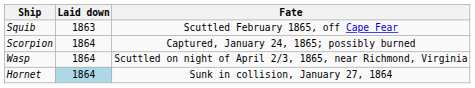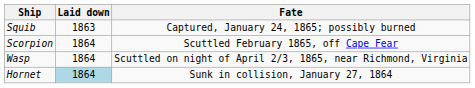(291, 28) Scuttled February 1865, off Cape Fear -> (291, 28) Captured, January 24, 1865; possibly burned
(291, 44) Captured, January 24, 1865; possibly burned -> (291, 44) Scuttled February 1865, off Cape Fear
